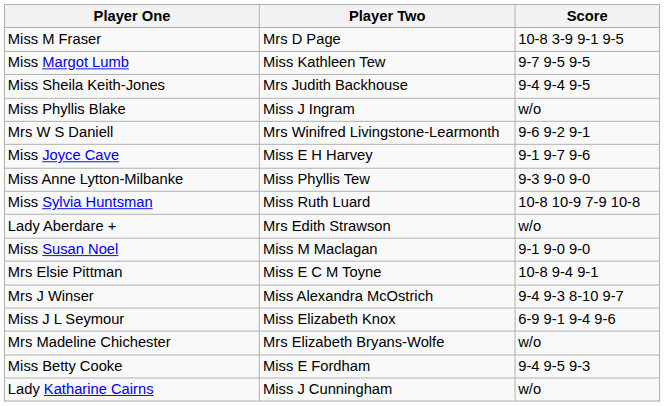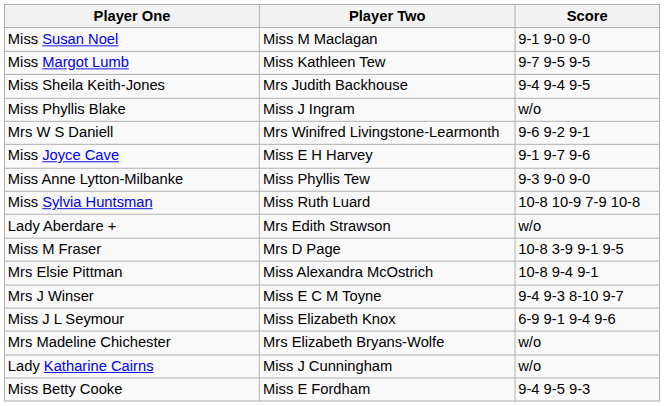rows swapped: (63, 249) <-> (54, 39)
(322, 272) Miss E C M Toyne -> (348, 272) Miss Alexandra McOstrich
(348, 296) Miss Alexandra McOstrich -> (322, 296) Miss E C M Toyne
rows swapped: (81, 389) <-> (65, 366)
